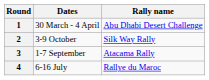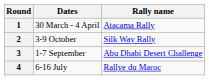(153, 25) Abu Dhabi Desert Challenge -> (129, 25) Atacama Rally
(129, 53) Atacama Rally -> (153, 53) Abu Dhabi Desert Challenge
